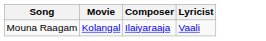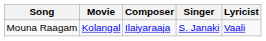+ column: (199, 12)
